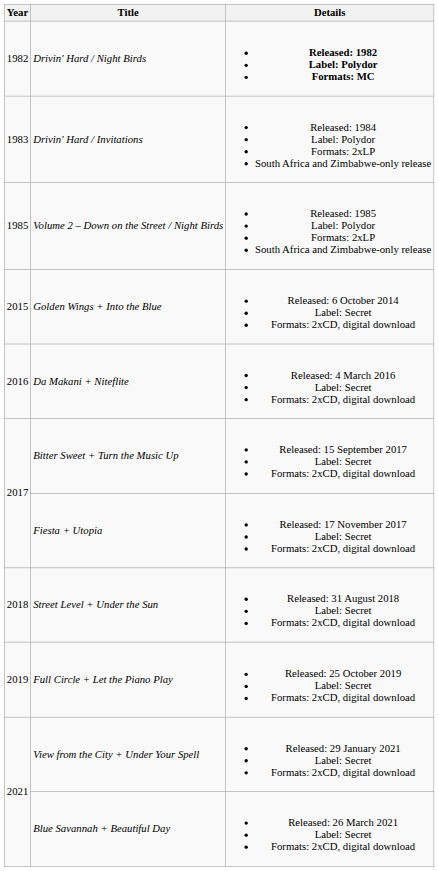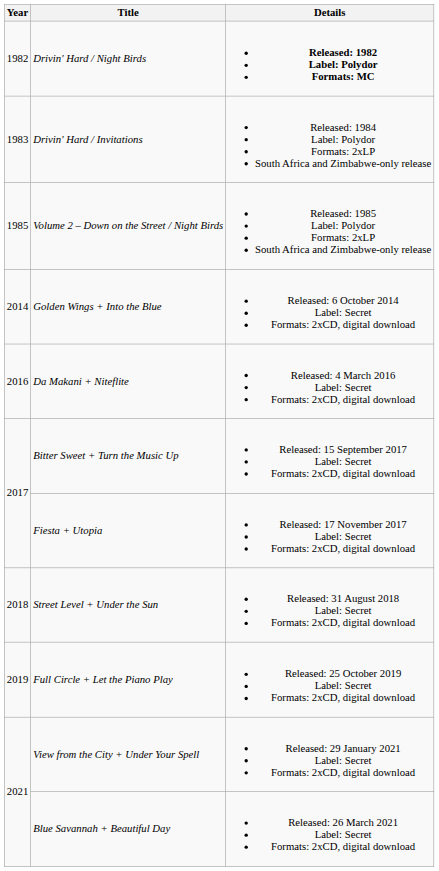(18, 306) 2015 -> (18, 306) 2014
